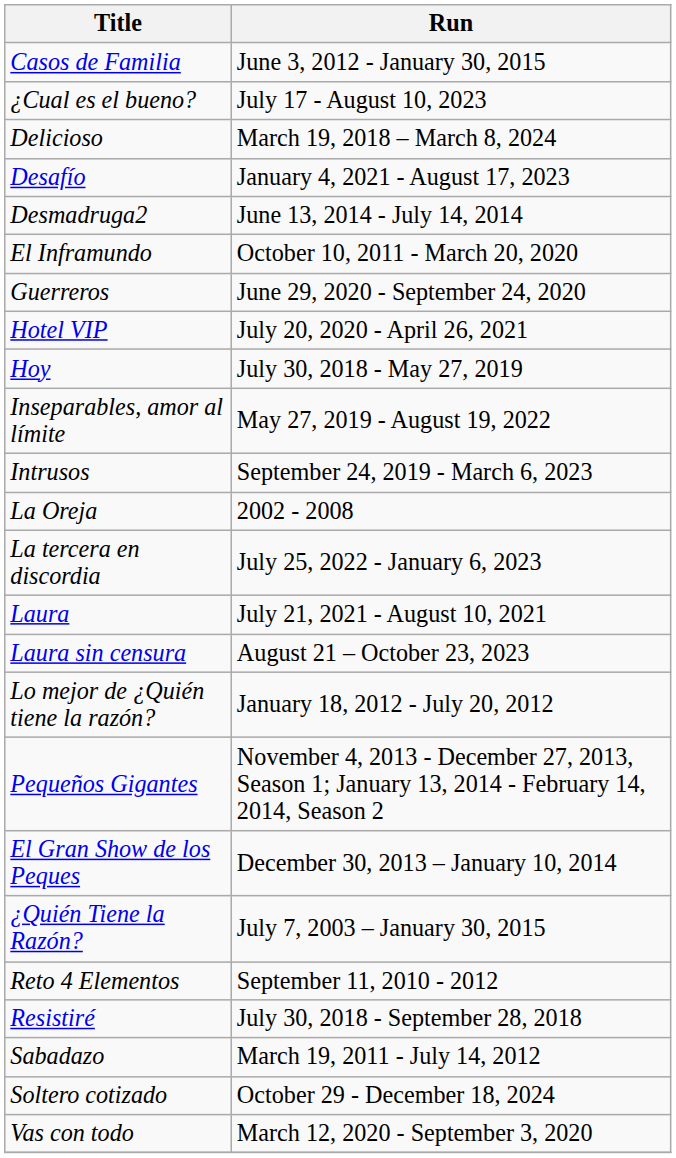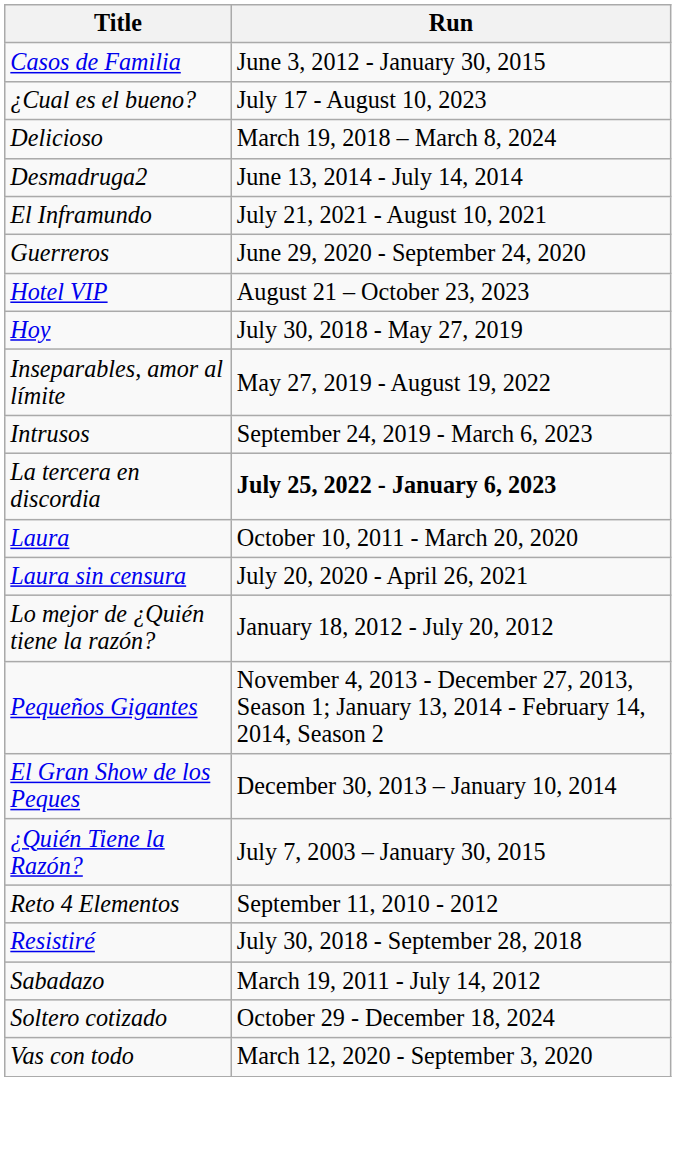- row: (48, 176)
(408, 253) October 10, 2011 - March 20, 2020 -> (392, 215) July 21, 2021 - August 10, 2021
(383, 330) July 20, 2020 - April 26, 2021 -> (383, 291) August 21 – October 23, 2023
- row: (54, 510)
(389, 562) normal -> (397, 485) bold
(392, 614) July 21, 2021 - August 10, 2021 -> (408, 537) October 10, 2011 - March 20, 2020
(383, 652) August 21 – October 23, 2023 -> (383, 576) July 20, 2020 - April 26, 2021
